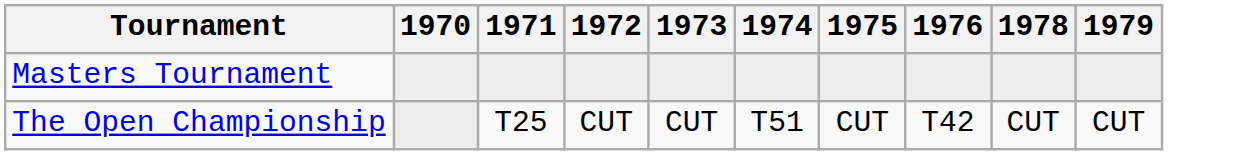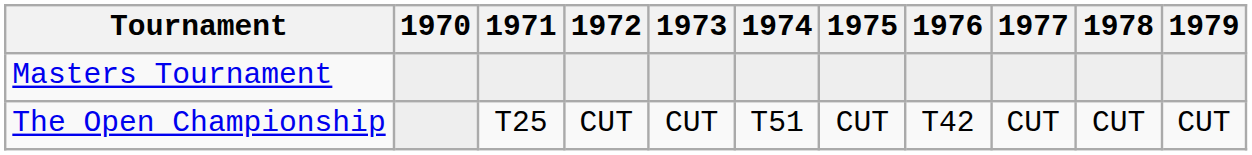+ column: (1033, 29)
